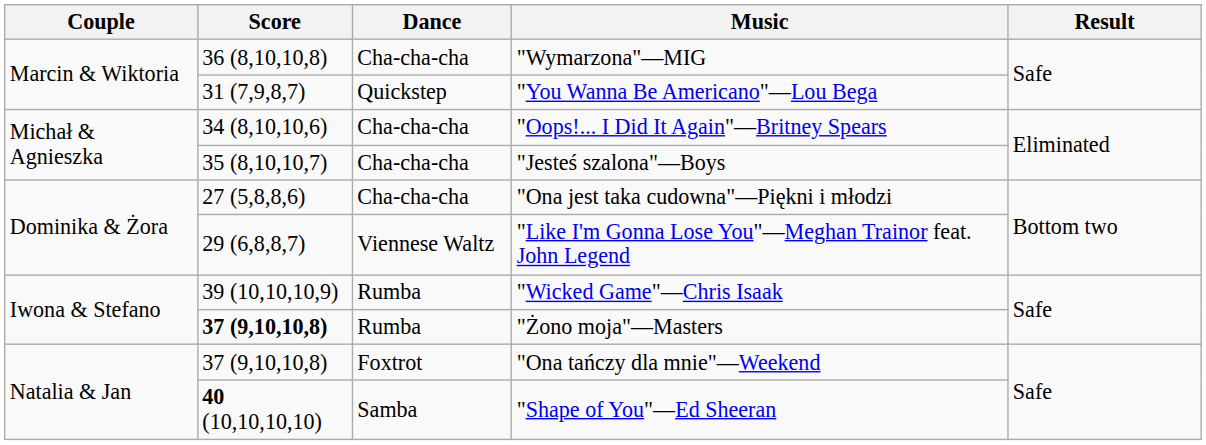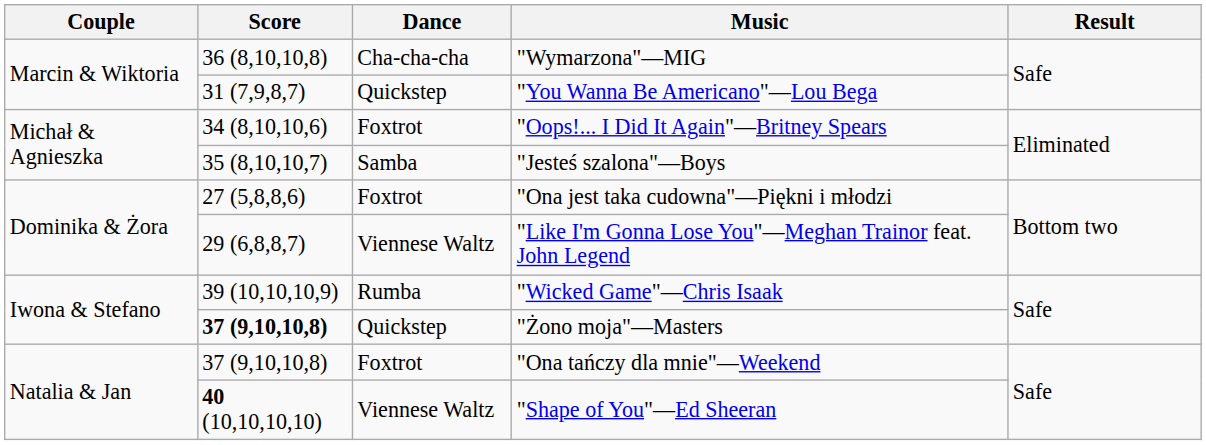(413, 127) Cha-cha-cha -> (390, 127) Foxtrot
(413, 162) Cha-cha-cha -> (387, 162) Samba
(413, 197) Cha-cha-cha -> (390, 197) Foxtrot
(389, 326) Rumba -> (402, 326) Quickstep
(387, 409) Samba -> (426, 409) Viennese Waltz
